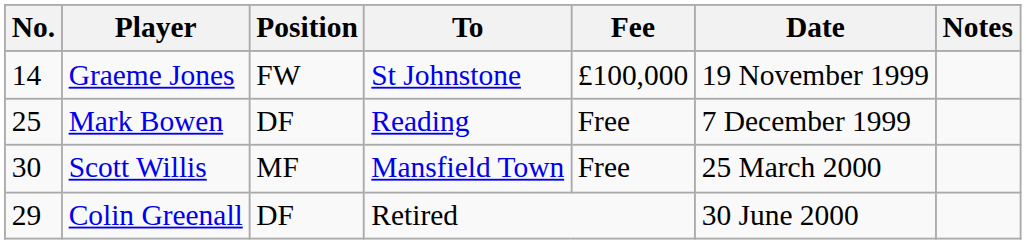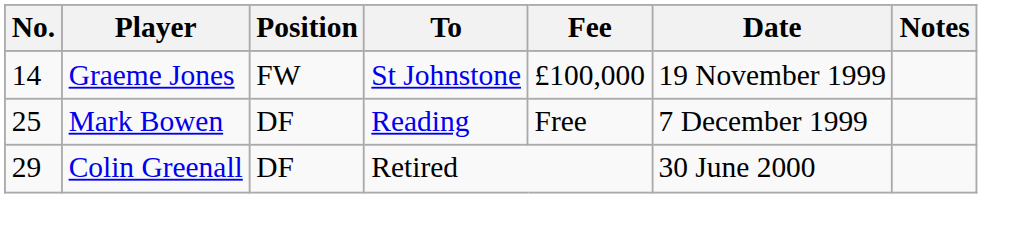- row: (138, 167)
